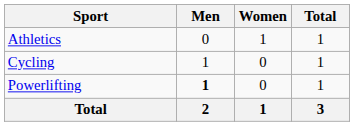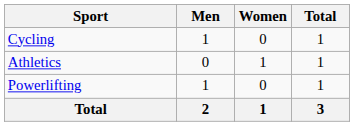rows swapped: (34, 39) <-> (31, 62)
(206, 86) bold -> (206, 86) normal
